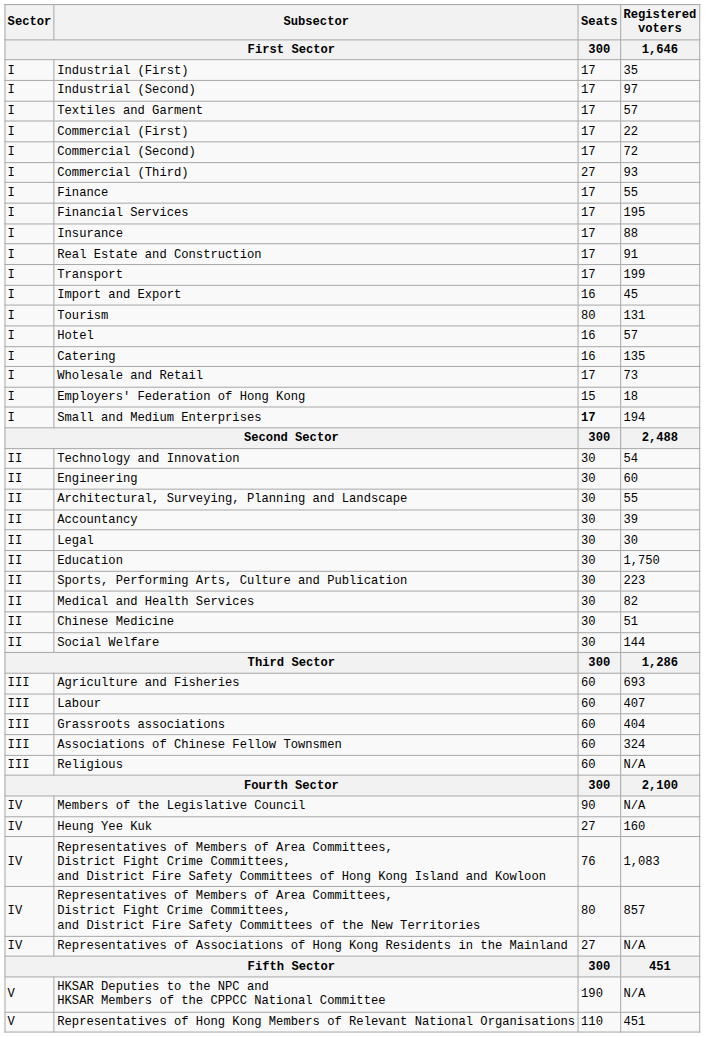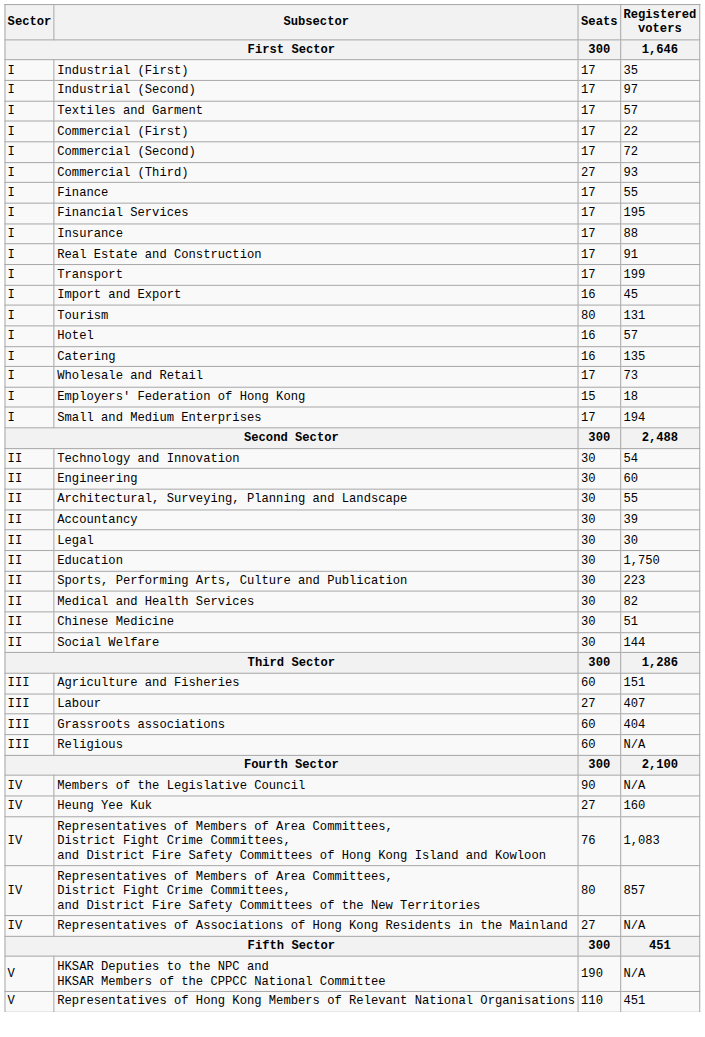(588, 418) bold -> (588, 418) normal
(634, 683) 693 -> (634, 683) 151
(588, 704) 60 -> (588, 704) 27
- row: (200, 745)
